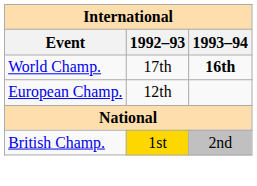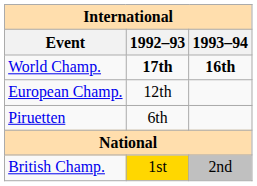(158, 67) normal -> (158, 67) bold
+ row: (37, 117)
